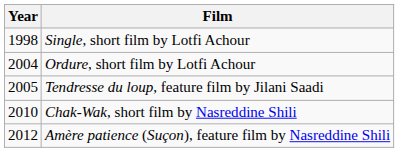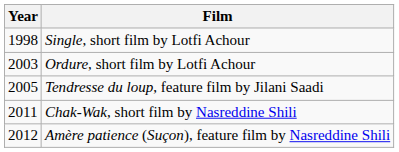(23, 64) 2004 -> (23, 64) 2003
(23, 111) 2010 -> (23, 111) 2011
